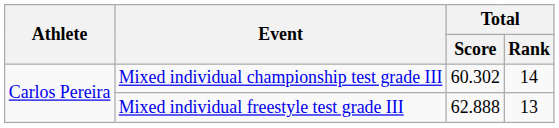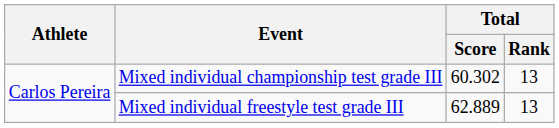(529, 78) 14 -> (529, 78) 13
(475, 107) 62.888 -> (475, 107) 62.889
